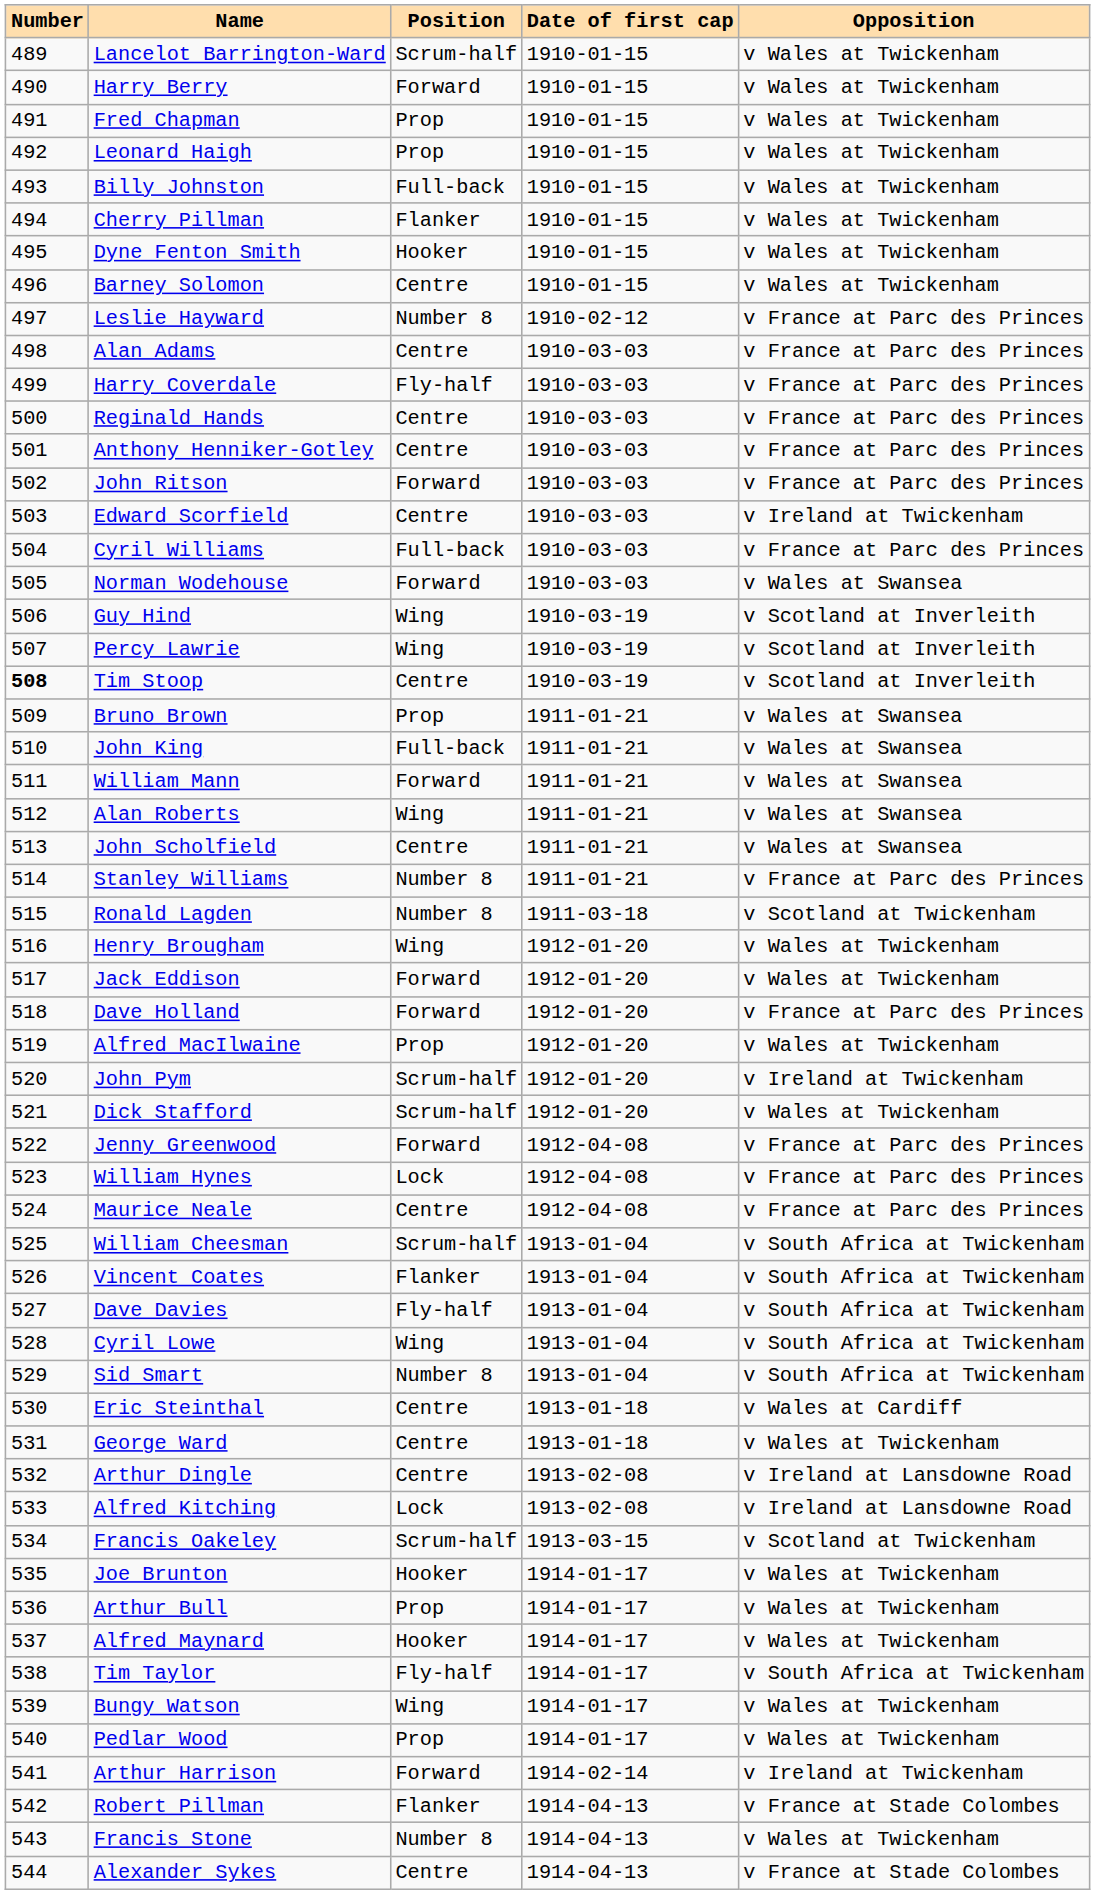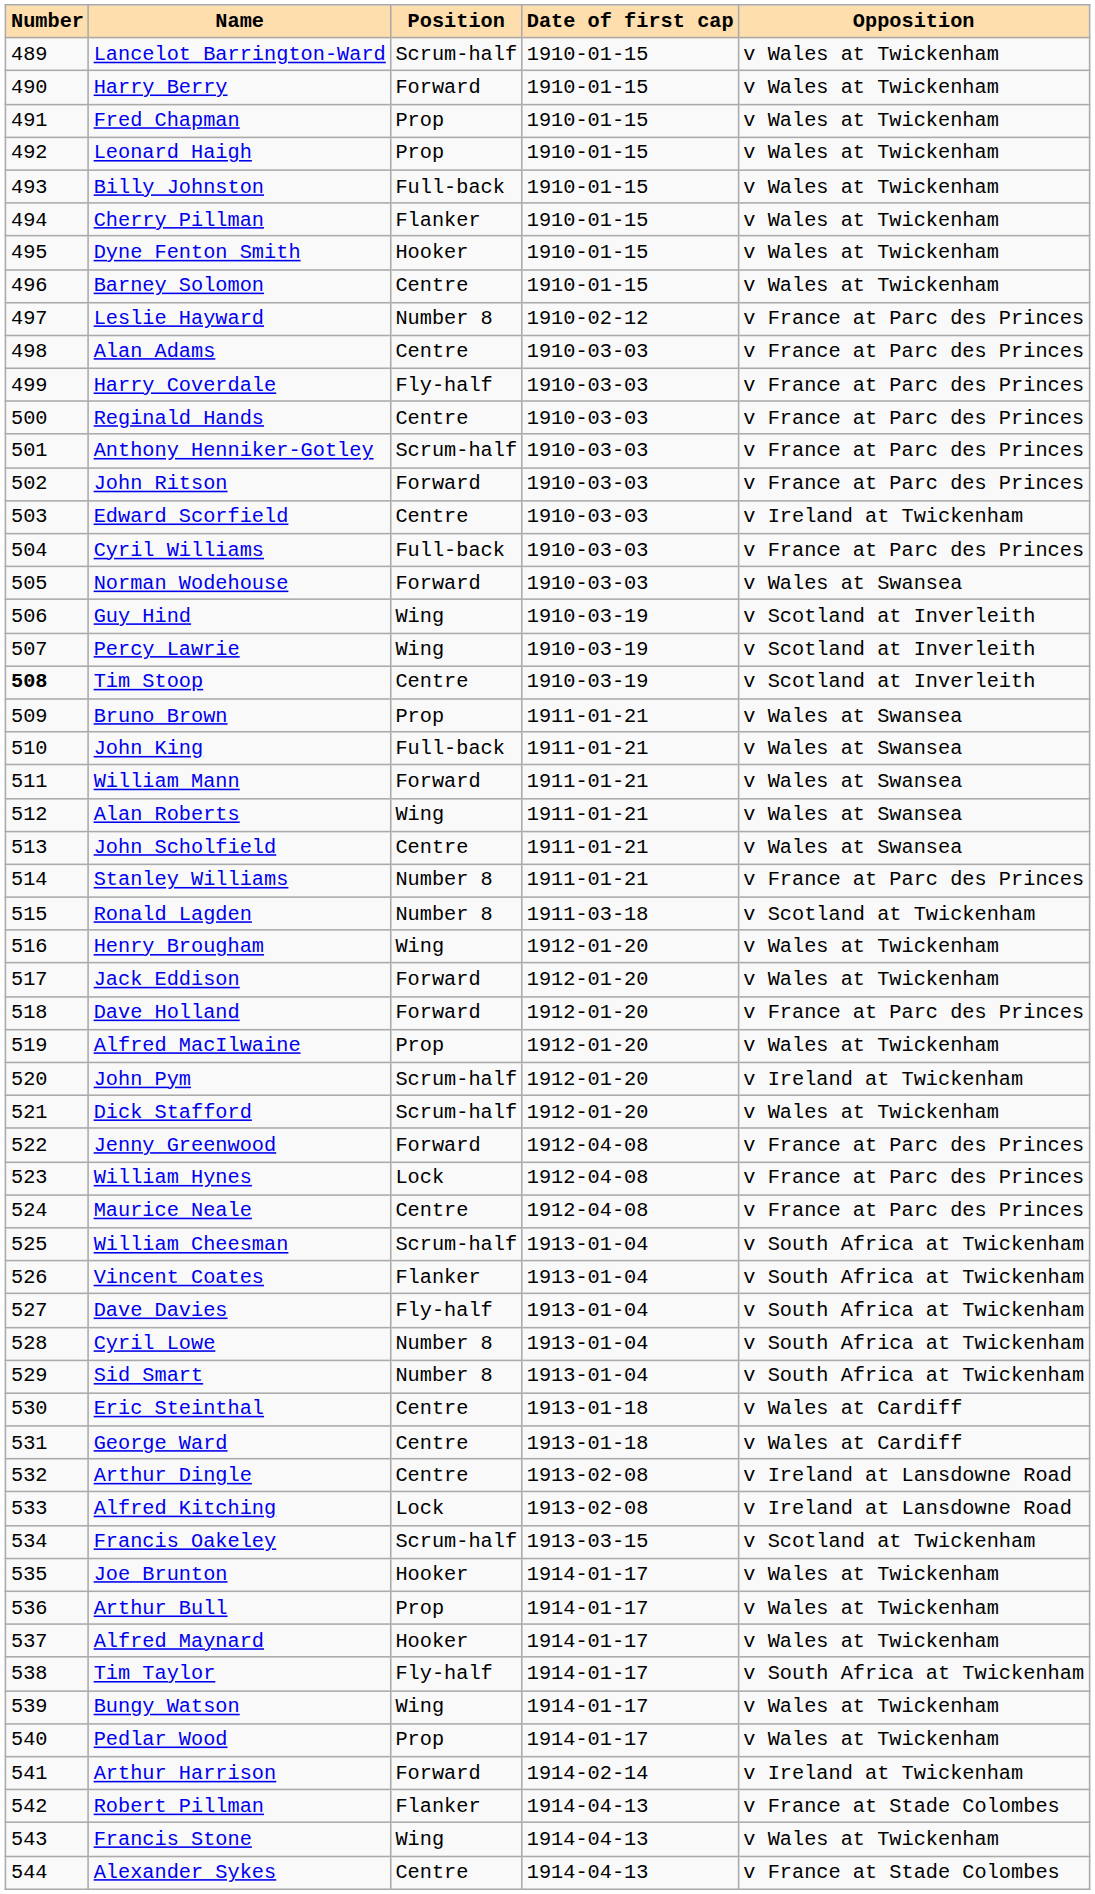(432, 451) Centre -> (456, 451) Scrum-half
(420, 1343) Wing -> (444, 1343) Number 8
(871, 1443) v Wales at Twickenham -> (853, 1443) v Wales at Cardiff
(444, 1839) Number 8 -> (420, 1839) Wing
